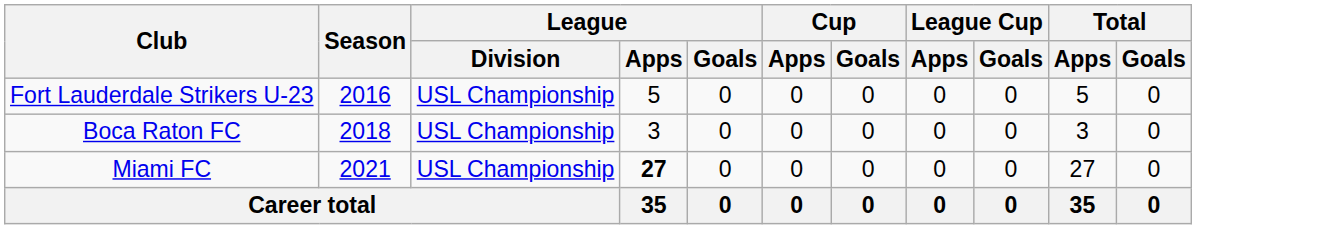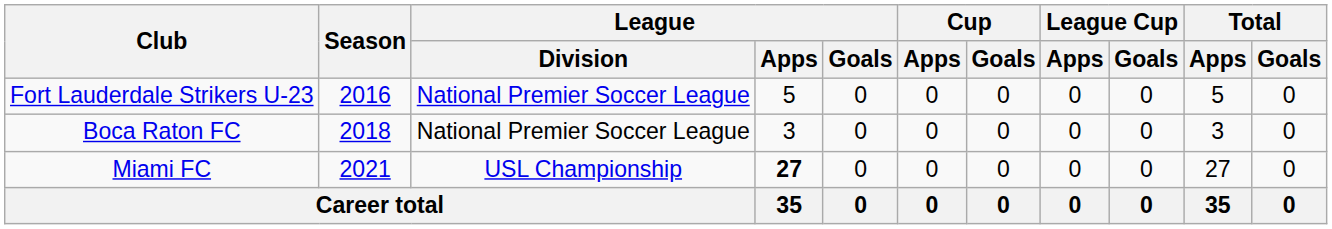(516, 95) USL Championship -> (583, 95) National Premier Soccer League
(516, 132) USL Championship -> (583, 132) National Premier Soccer League
